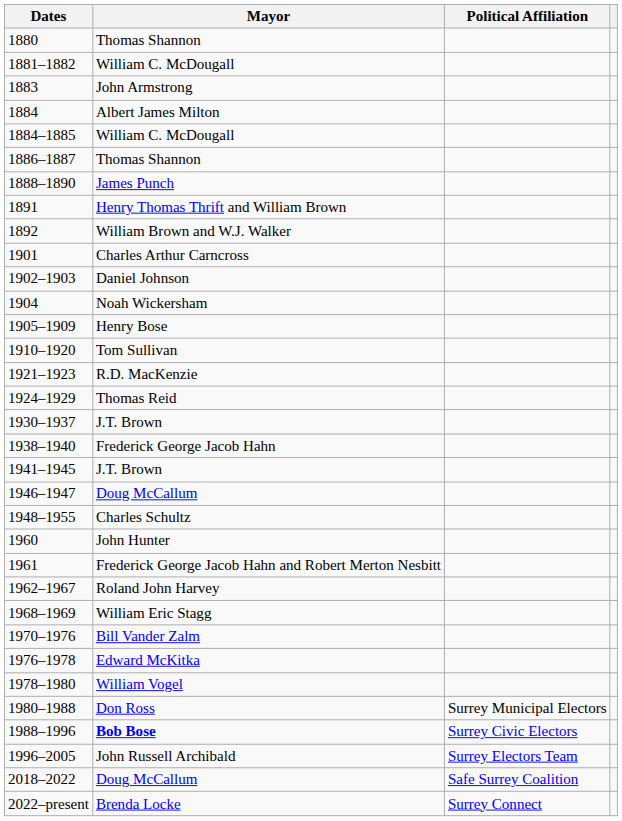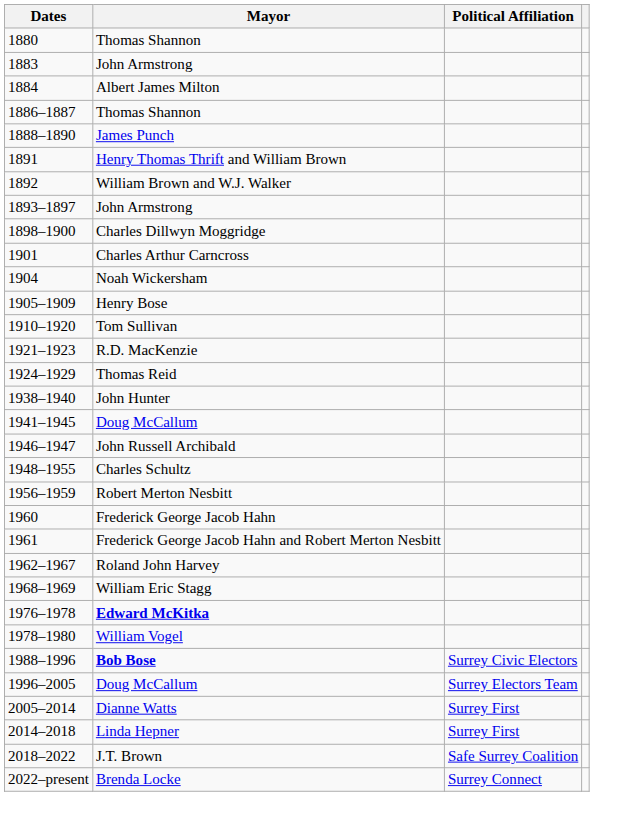- row: (42, 64)
- row: (42, 135)
+ row: (42, 207)
+ row: (42, 231)
- row: (42, 278)
- row: (42, 421)
(186, 445) Frederick George Jacob Hahn -> (133, 398) John Hunter
(129, 469) J.T. Brown -> (147, 421) Doug McCallum
(147, 493) Doug McCallum -> (166, 445) John Russell Archibald
+ row: (42, 493)
(133, 541) John Hunter -> (186, 517) Frederick George Jacob Hahn
- row: (42, 636)
(148, 660) normal -> (153, 612) bold
- row: (42, 708)
(166, 755) John Russell Archibald -> (147, 684) Doug McCallum
+ row: (42, 708)
+ row: (42, 732)
(147, 779) Doug McCallum -> (129, 755) J.T. Brown
